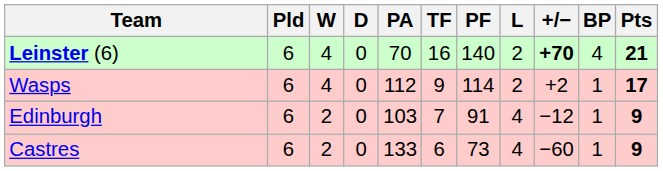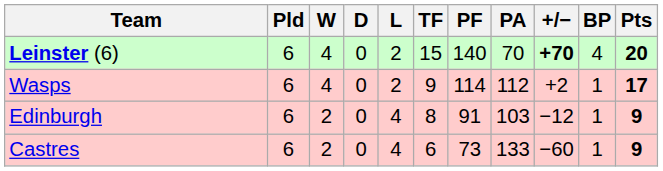columns swapped: (517, 20) <-> (400, 20)
(439, 52) 16 -> (431, 52) 15
(637, 52) 21 -> (637, 52) 20
(439, 117) 7 -> (431, 117) 8
